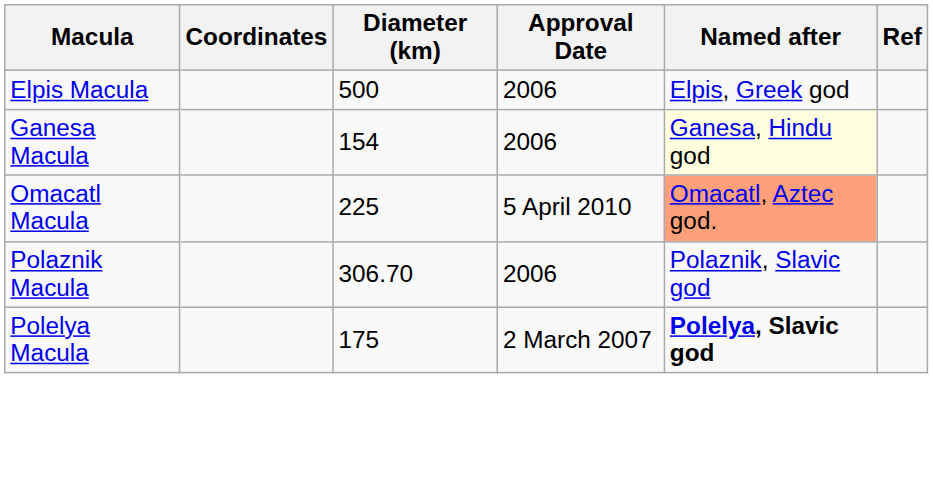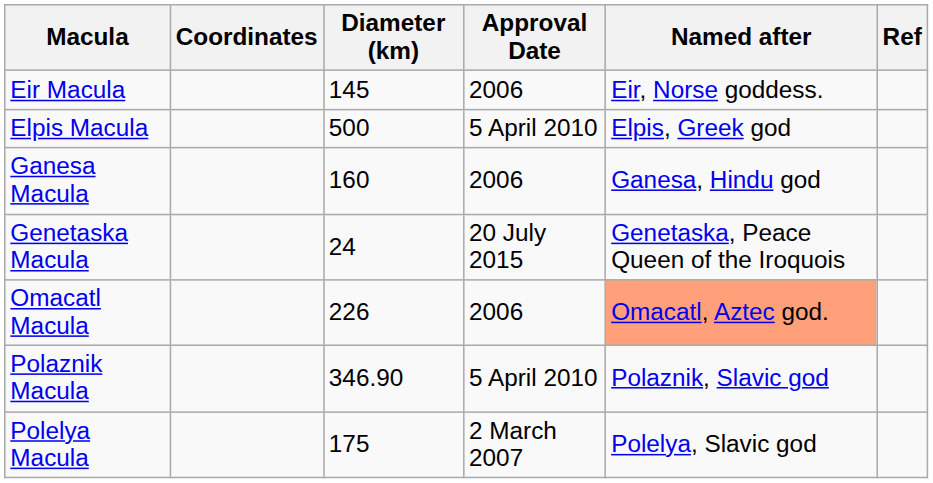+ row: (68, 89)
(530, 89) 2006 -> (533, 128) 5 April 2010
(359, 141) 154 -> (349, 180) 160
(751, 141) lightyellow background -> (716, 180) no background
+ row: (69, 246)
(359, 207) 225 -> (349, 312) 226
(567, 207) 5 April 2010 -> (496, 312) 2006
(376, 273) 306.70 -> (366, 378) 346.90
(530, 273) 2006 -> (533, 378) 5 April 2010
(754, 339) bold -> (714, 444) normal
